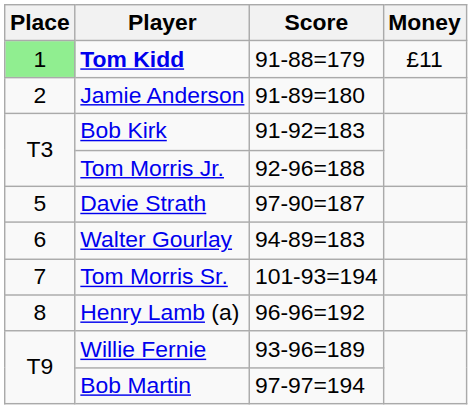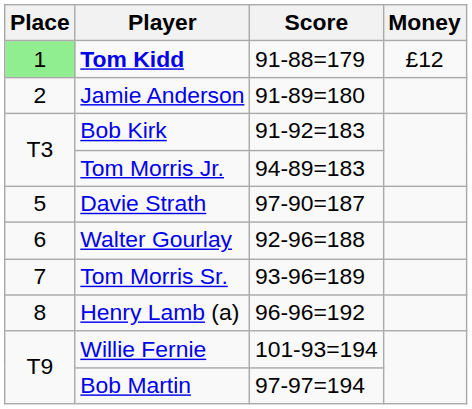(424, 58) £11 -> (424, 58) £12
(310, 167) 92-96=188 -> (310, 167) 94-89=183
(310, 240) 94-89=183 -> (310, 240) 92-96=188
(316, 276) 101-93=194 -> (310, 276) 93-96=189
(310, 349) 93-96=189 -> (316, 349) 101-93=194
